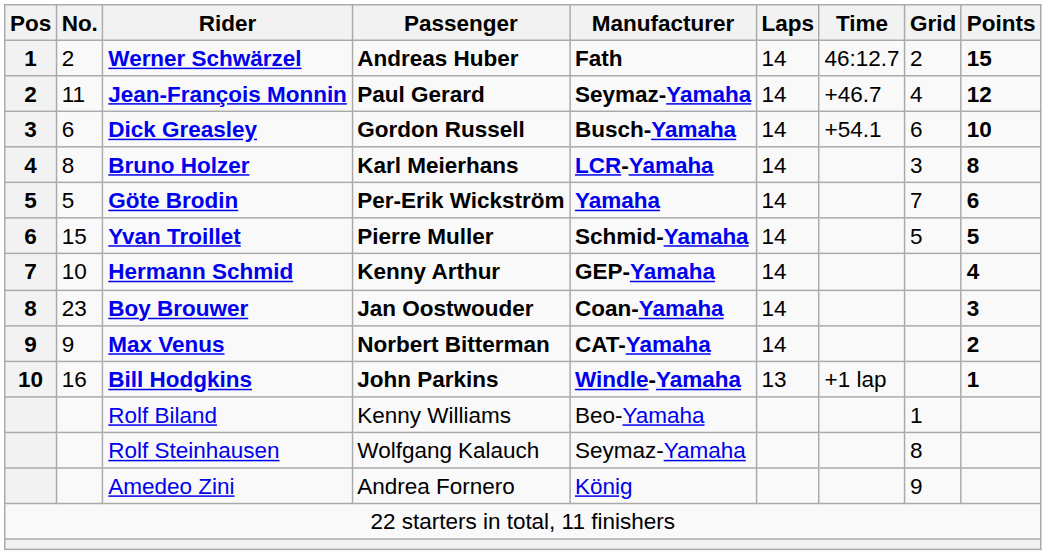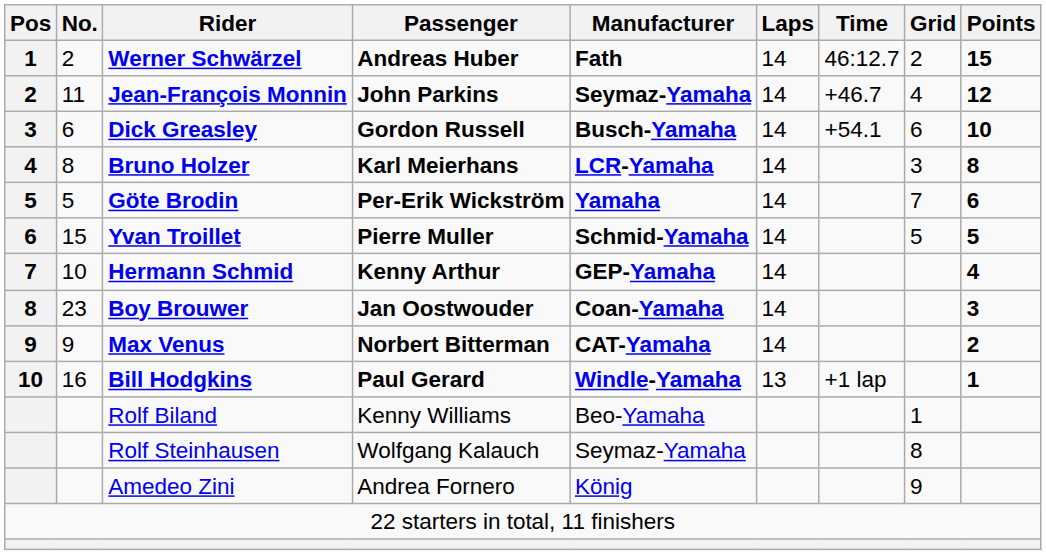(421, 94) Paul Gerard -> (428, 94) John Parkins
(428, 379) John Parkins -> (421, 379) Paul Gerard
